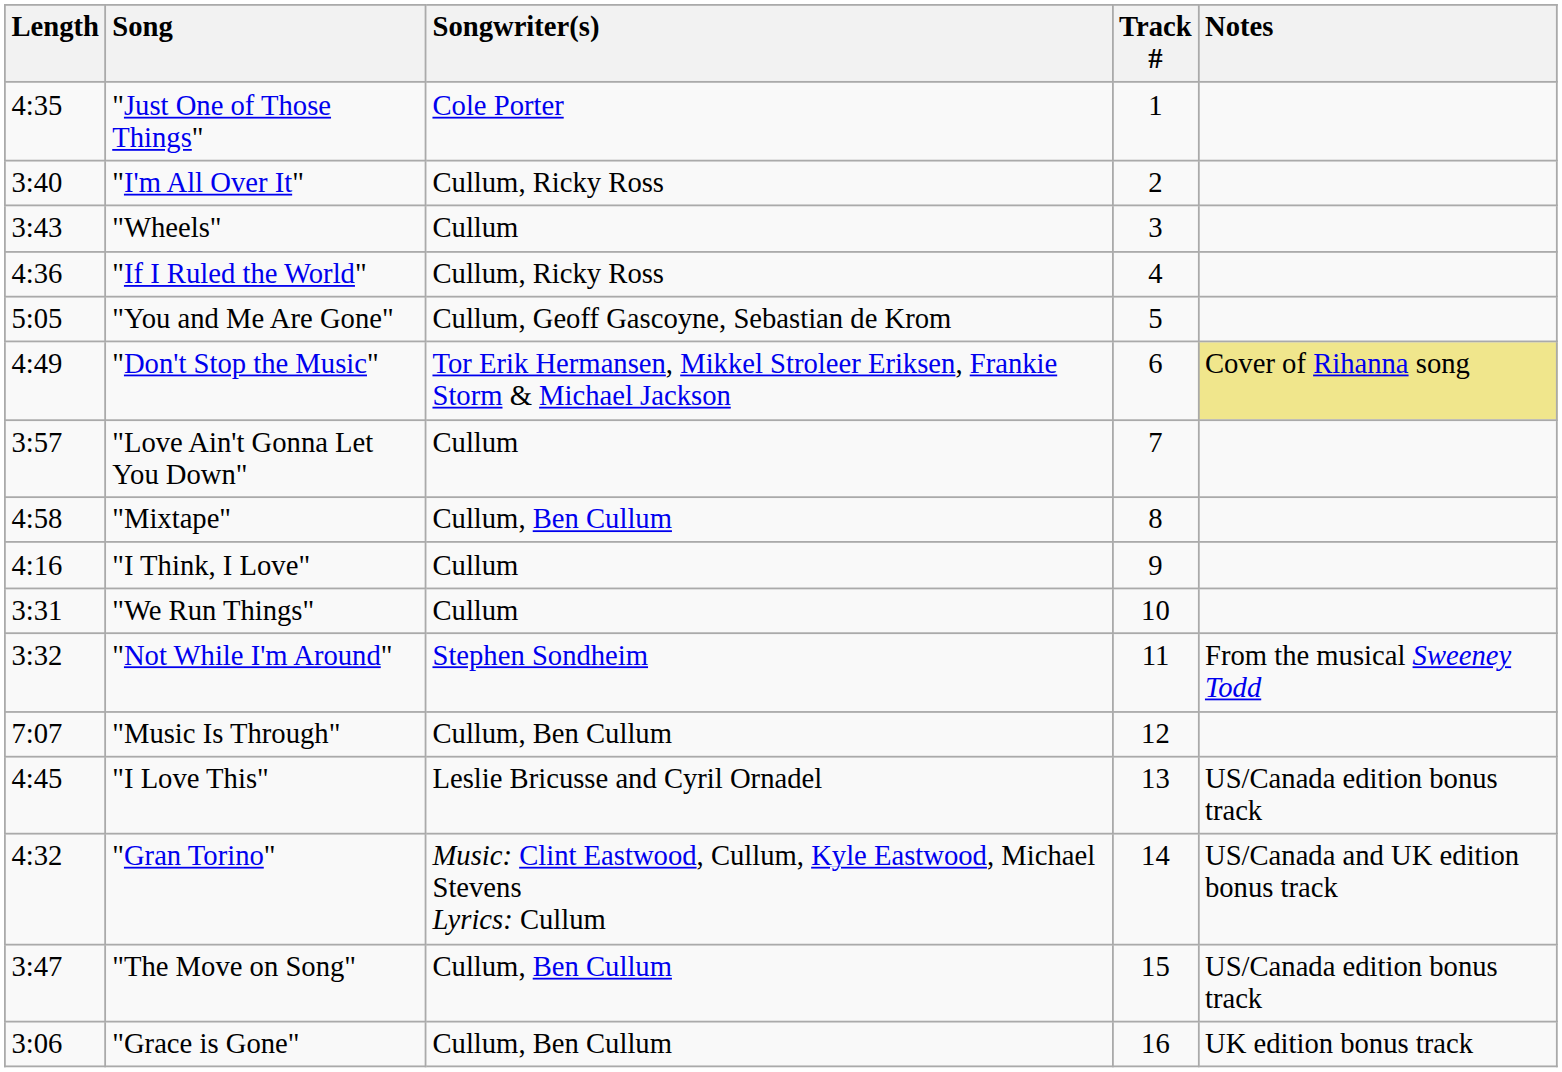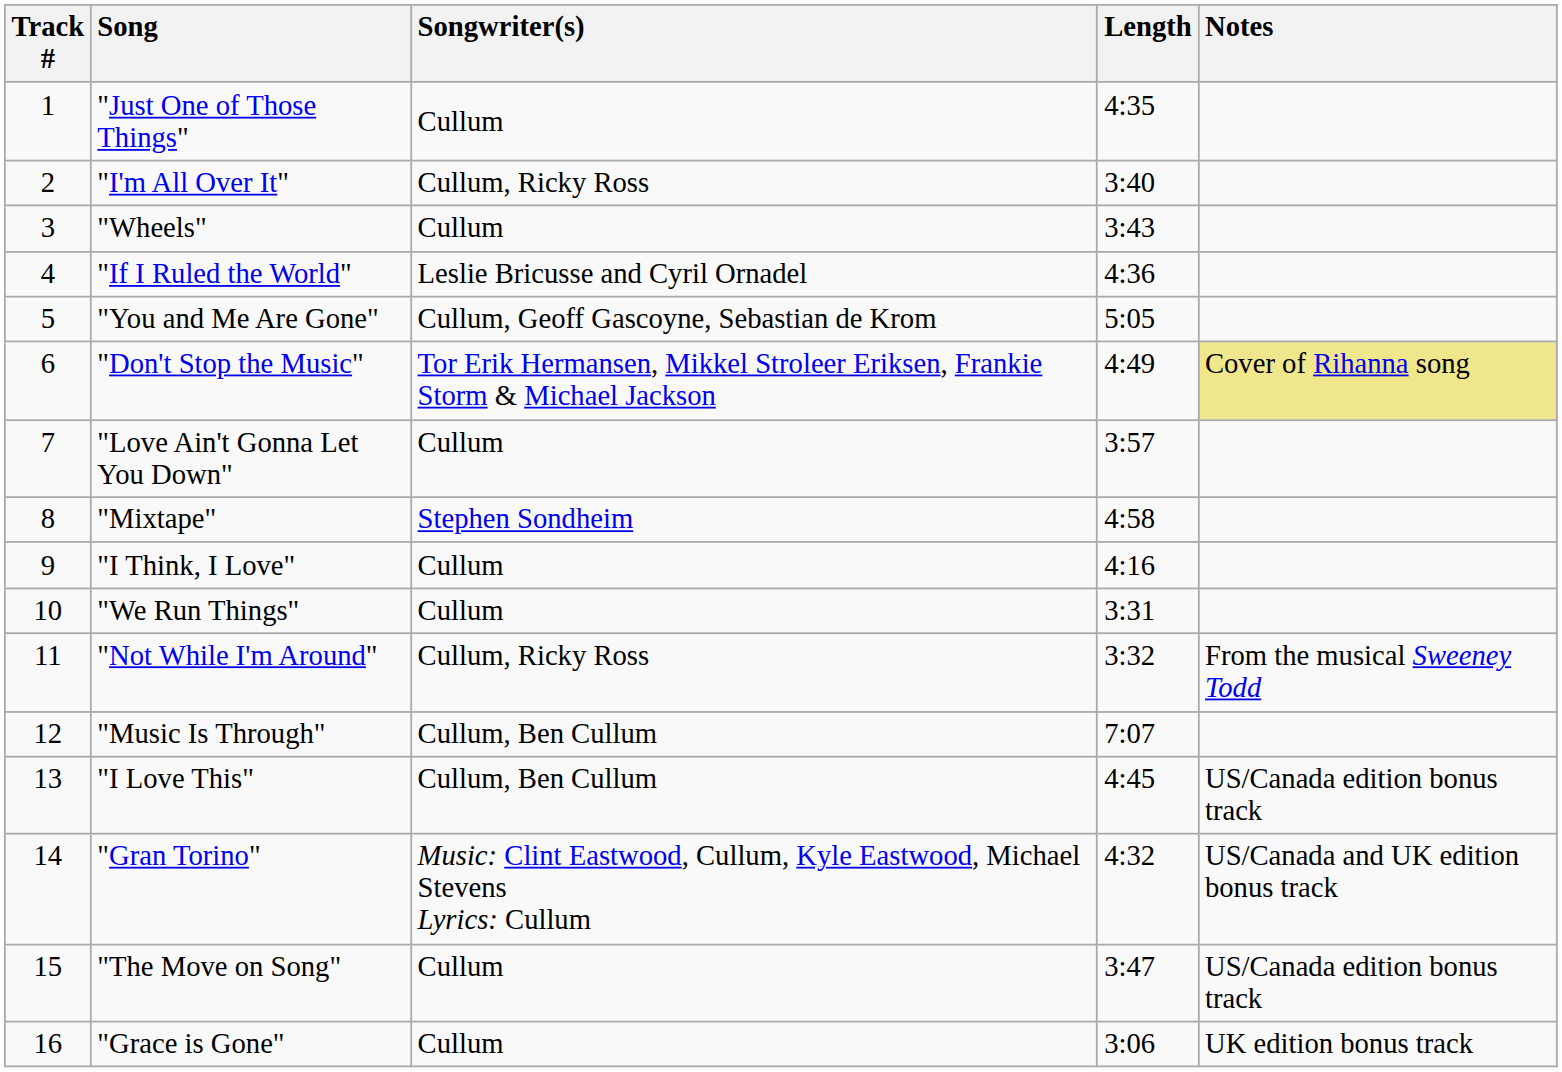columns swapped: (1155, 43) <-> (55, 27)
(498, 104) Cole Porter -> (461, 120) Cullum
(548, 273) Cullum, Ricky Ross -> (612, 273) Leslie Bricusse and Cyril Ornadel
(552, 519) Cullum, Ben Cullum -> (525, 519) Stephen Sondheim
(540, 655) Stephen Sondheim -> (533, 655) Cullum, Ricky Ross
(627, 778) Leslie Bricusse and Cyril Ornadel -> (537, 778) Cullum, Ben Cullum
(552, 966) Cullum, Ben Cullum -> (461, 966) Cullum
(552, 1043) Cullum, Ben Cullum -> (461, 1043) Cullum
